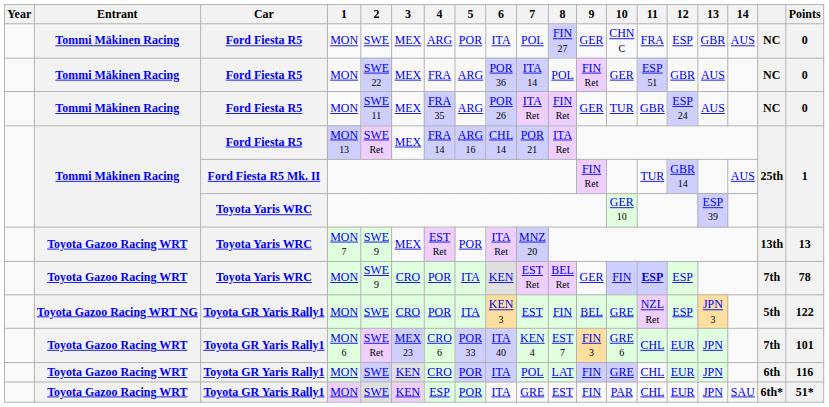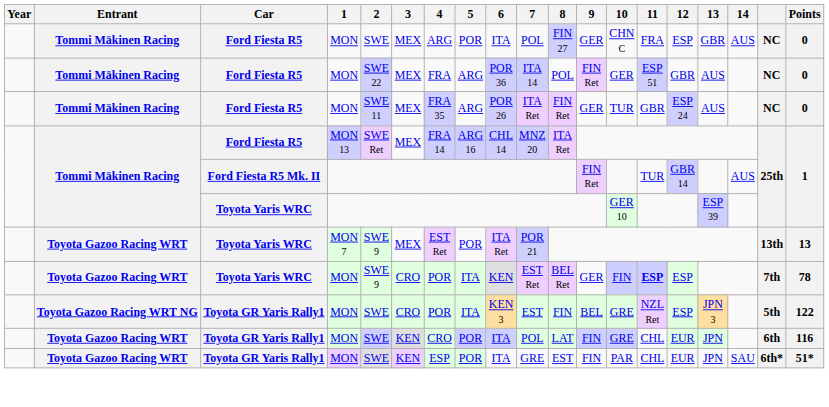(532, 141) POR 21 -> (532, 141) MNZ 20
(532, 243) MNZ 20 -> (532, 243) POR 21
- row: (264, 345)
